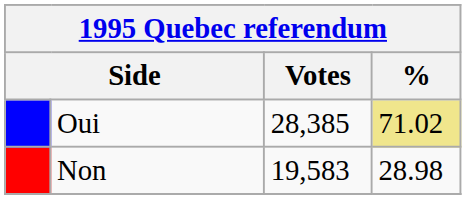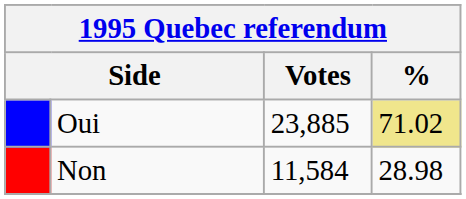(310, 123) 28,385 -> (310, 123) 23,885
(310, 170) 19,583 -> (310, 170) 11,584
